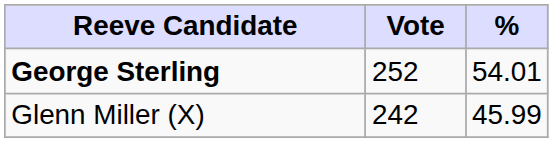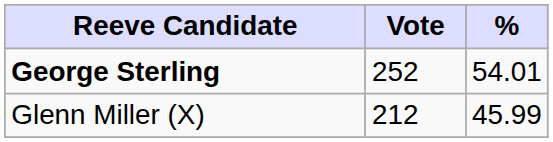(395, 114) 242 -> (395, 114) 212
